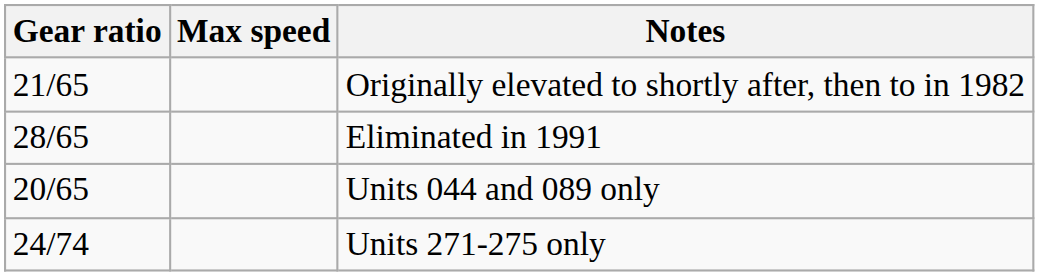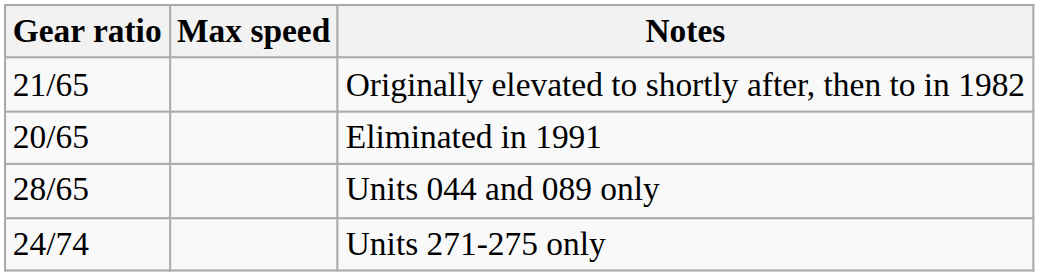(51, 137) 28/65 -> (51, 137) 20/65
(51, 190) 20/65 -> (51, 190) 28/65
